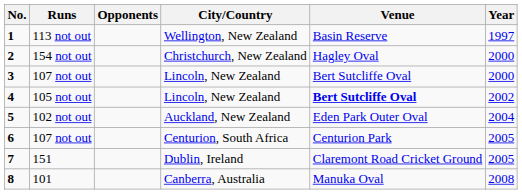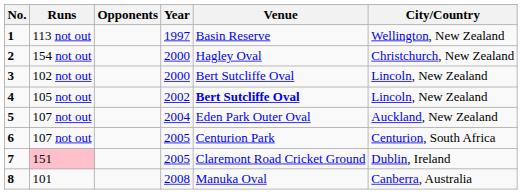columns swapped: (235, 14) <-> (501, 14)
(62, 76) 107 not out -> (62, 76) 102 not out
(62, 117) 102 not out -> (62, 117) 107 not out
(42, 158) no background -> (42, 158) pink background
